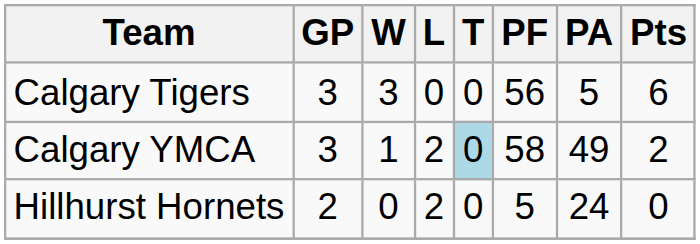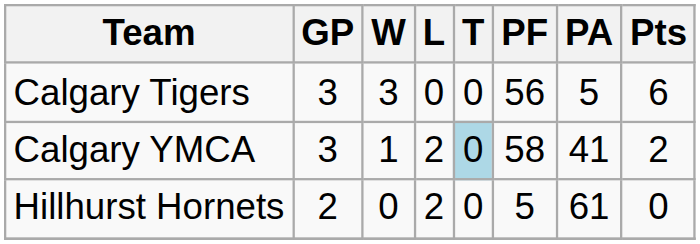(589, 149) 49 -> (589, 149) 41
(589, 207) 24 -> (589, 207) 61
